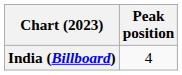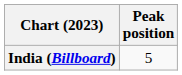(148, 57) 4 -> (148, 57) 5
